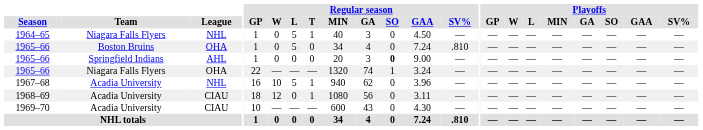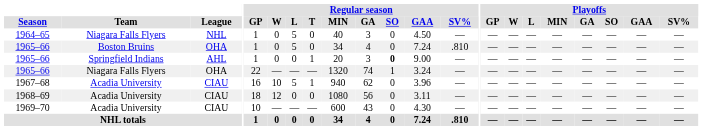(312, 34) 1 -> (312, 34) 0
(312, 59) 0 -> (312, 59) 1
(216, 83) NHL -> (216, 83) CIAU
(312, 95) 1 -> (312, 95) 0
